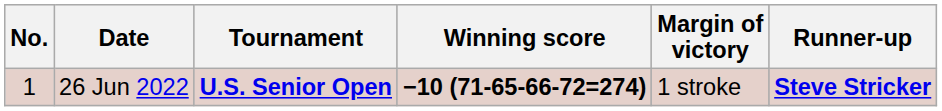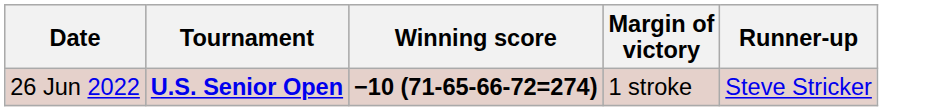- column: (29, 37)
(853, 87) bold -> (799, 87) normal
